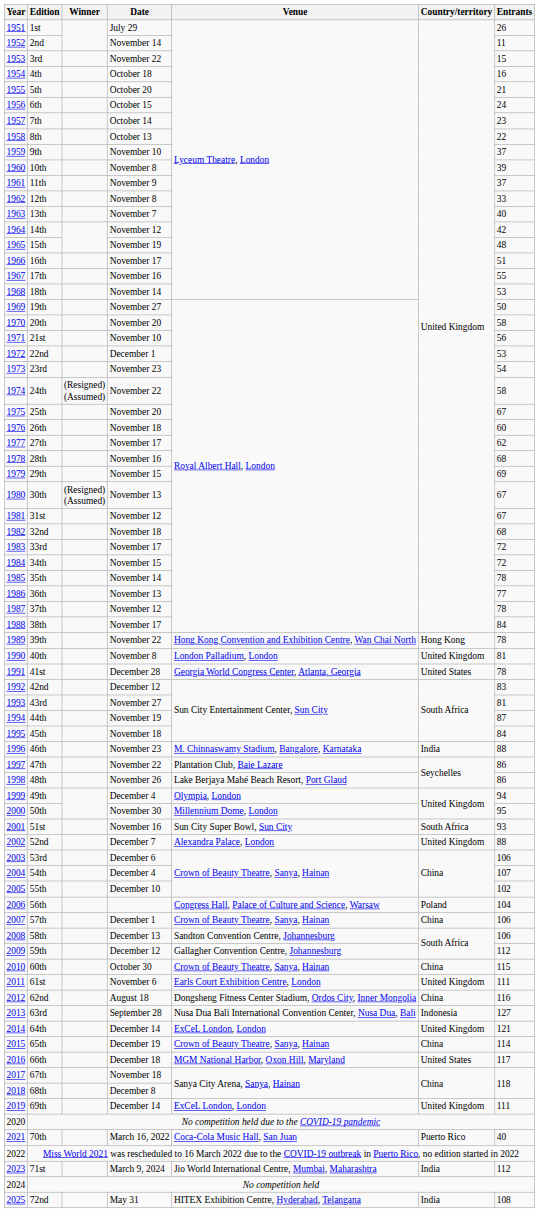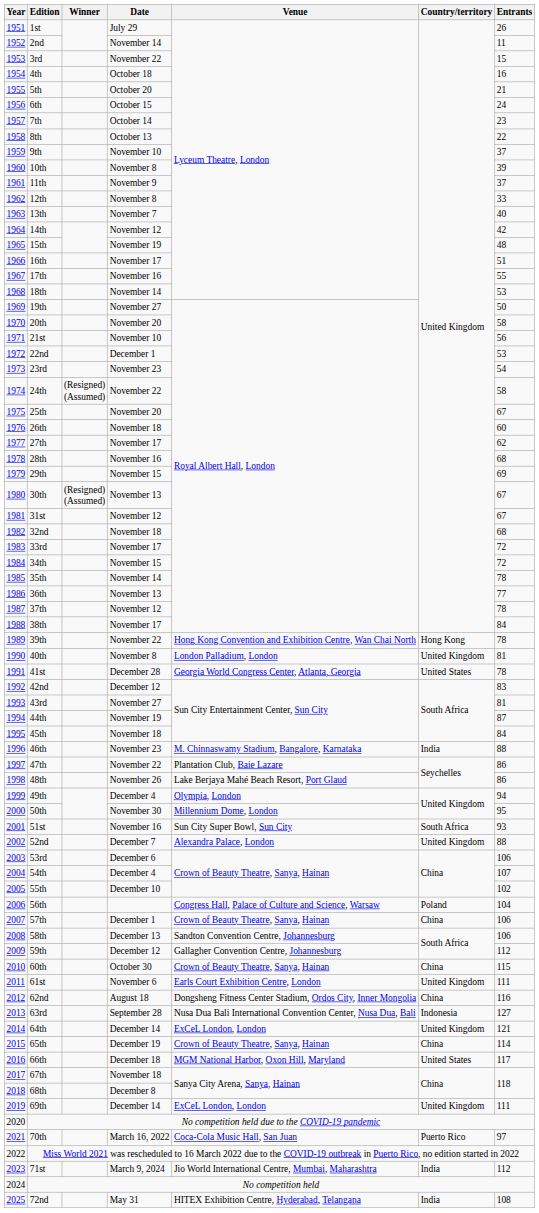(501, 1138) 40 -> (501, 1138) 97
